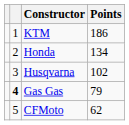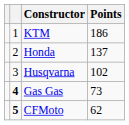(99, 52) 134 -> (99, 52) 137
(96, 91) 79 -> (96, 91) 73
(15, 110) normal -> (15, 110) bold
